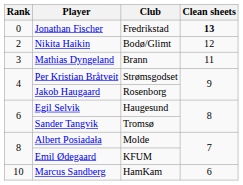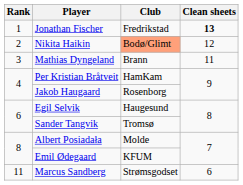(18, 28) 0 -> (18, 28) 1
(147, 44) no background -> (147, 44) lightsalmon background
(150, 76) Strømsgodset -> (142, 76) HamKam
(18, 172) 10 -> (18, 172) 11
(142, 172) HamKam -> (150, 172) Strømsgodset
